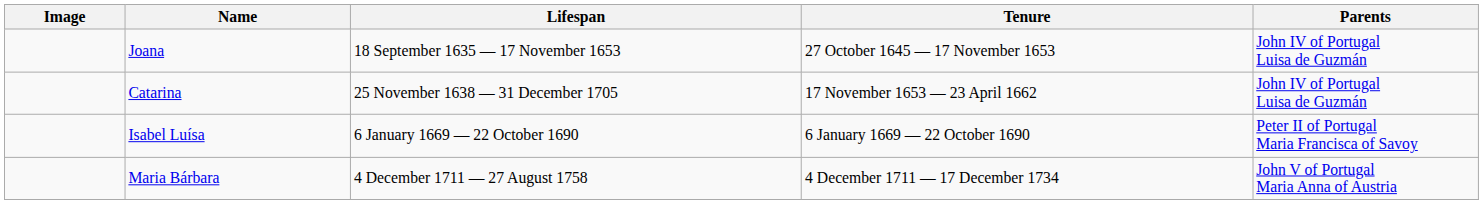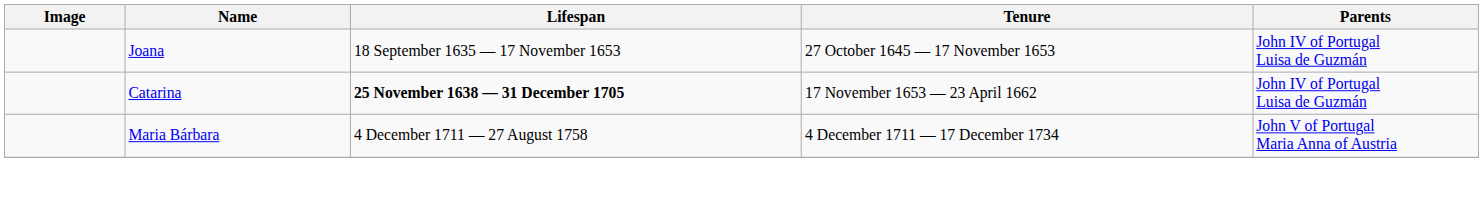(486, 93) normal -> (489, 93) bold
- row: (166, 135)
